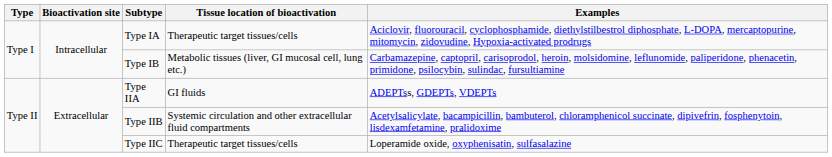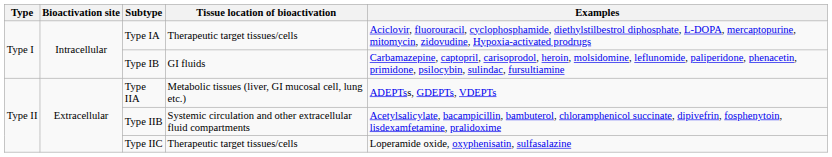(265, 64) Metabolic tissues (liver, GI mucosal cell, lung etc.) -> (186, 64) GI fluids
(186, 92) GI fluids -> (265, 92) Metabolic tissues (liver, GI mucosal cell, lung etc.)
